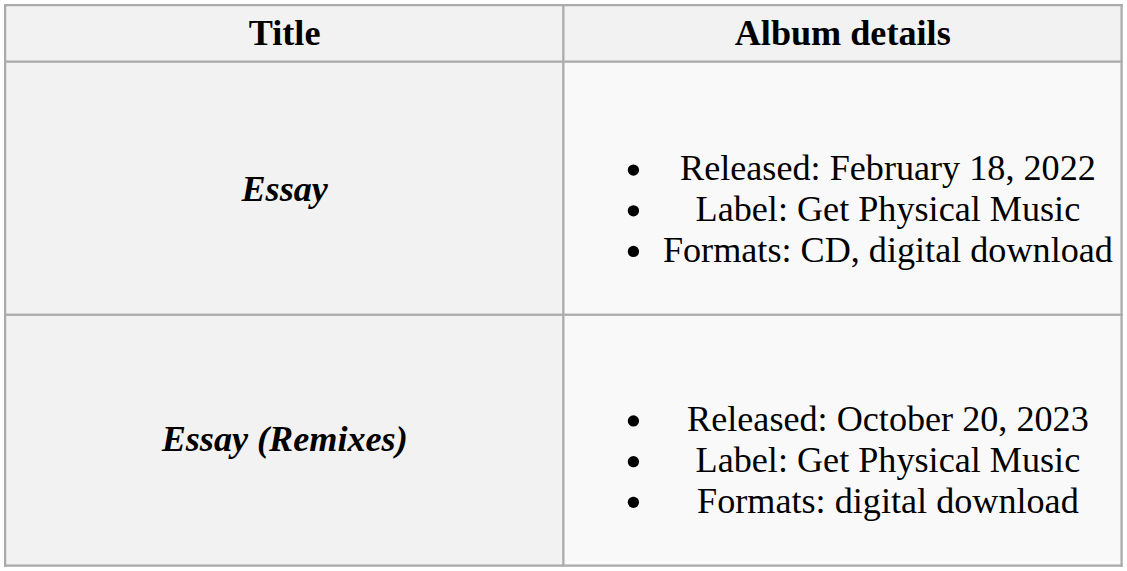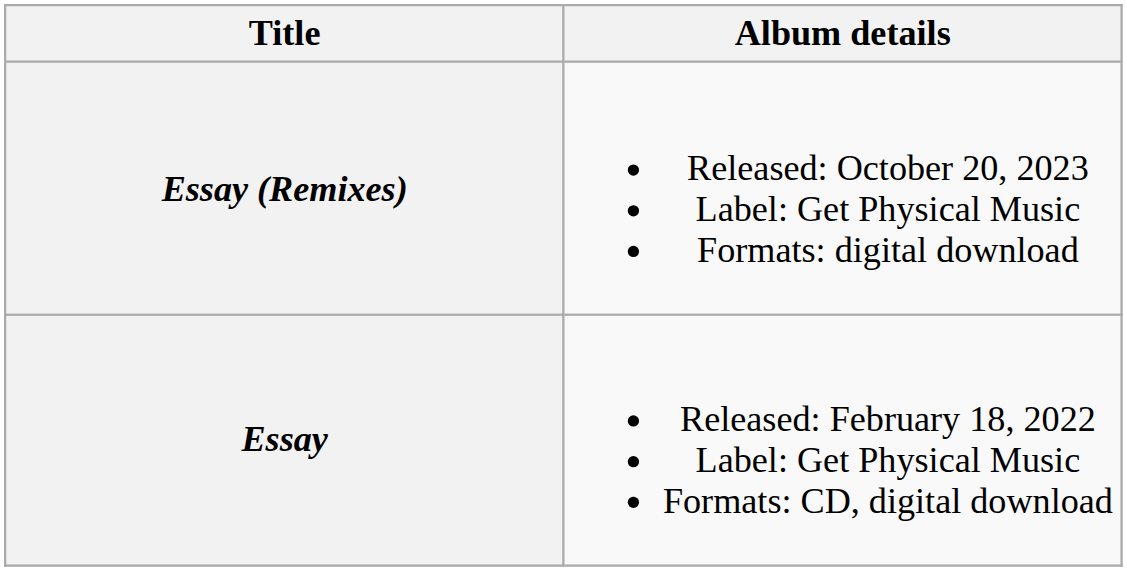rows swapped: (285, 187) <-> (285, 439)
